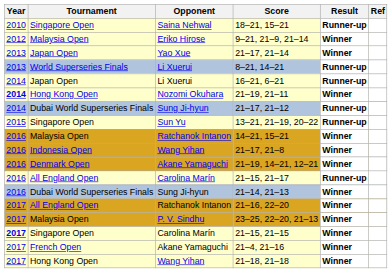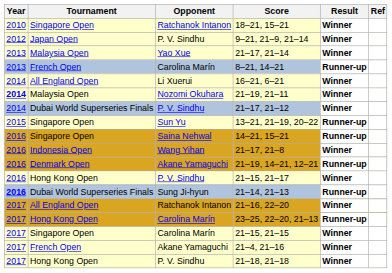(184, 26) Saina Nehwal -> (194, 26) Ratchanok Intanon
(345, 26) Runner-up -> (337, 26) Winner
(59, 39) Malaysia Open -> (54, 39) Japan Open
(181, 39) Eriko Hirose -> (181, 39) P. V. Sindhu
(54, 53) Japan Open -> (59, 53) Malaysia Open
(79, 67) World Superseries Finals -> (56, 67) French Open
(175, 67) Li Xuerui -> (186, 67) Carolina Marín
(54, 81) Japan Open -> (64, 81) All England Open
(345, 81) Runner-up -> (337, 81) Winner
(64, 95) Hong Kong Open -> (59, 95) Malaysia Open
(183, 109) Sung Ji-hyun -> (181, 109) P. V. Sindhu
(345, 109) Runner-up -> (337, 109) Winner
(59, 137) Malaysia Open -> (62, 137) Singapore Open
(194, 137) Ratchanok Intanon -> (184, 137) Saina Nehwal
(337, 137) Winner -> (345, 137) Runner-up
(337, 164) Winner -> (345, 164) Runner-up
(64, 178) All England Open -> (64, 178) Hong Kong Open
(186, 178) Carolina Marín -> (181, 178) P. V. Sindhu
(345, 178) Runner-up -> (337, 178) Winner
(16, 192) normal -> (16, 192) bold
(337, 192) Winner -> (345, 192) Runner-up
(59, 220) Malaysia Open -> (64, 220) Hong Kong Open
(181, 220) P. V. Sindhu -> (186, 220) Carolina Marín
(337, 220) Winner -> (345, 220) Runner-up
(16, 234) bold -> (16, 234) normal
(181, 261) Wang Yihan -> (181, 261) P. V. Sindhu
